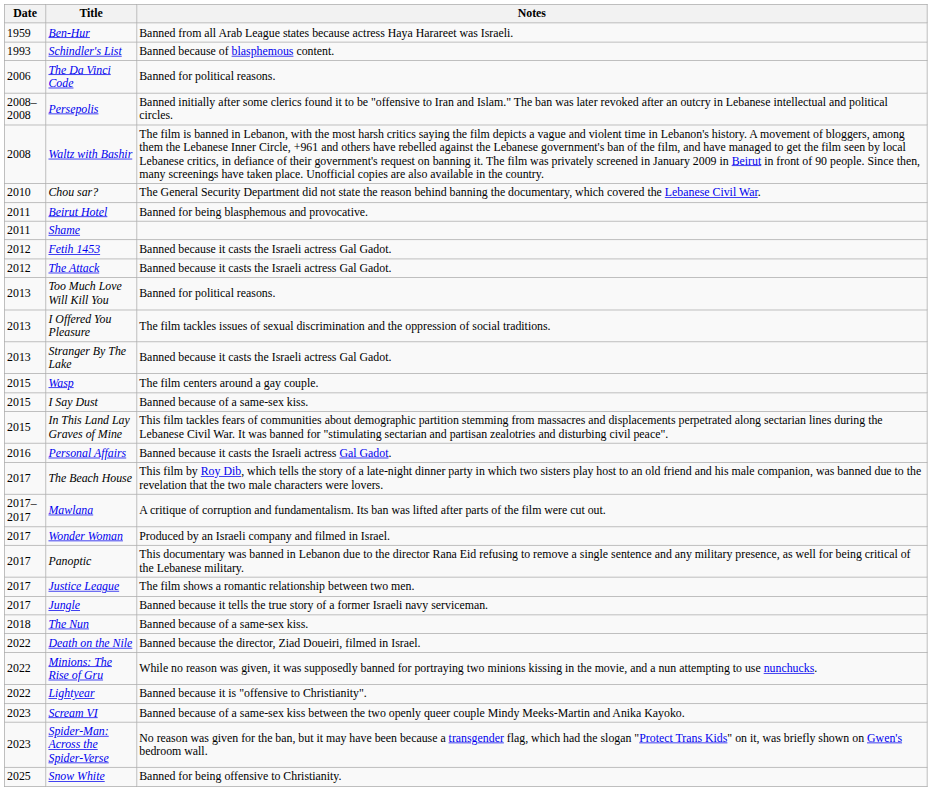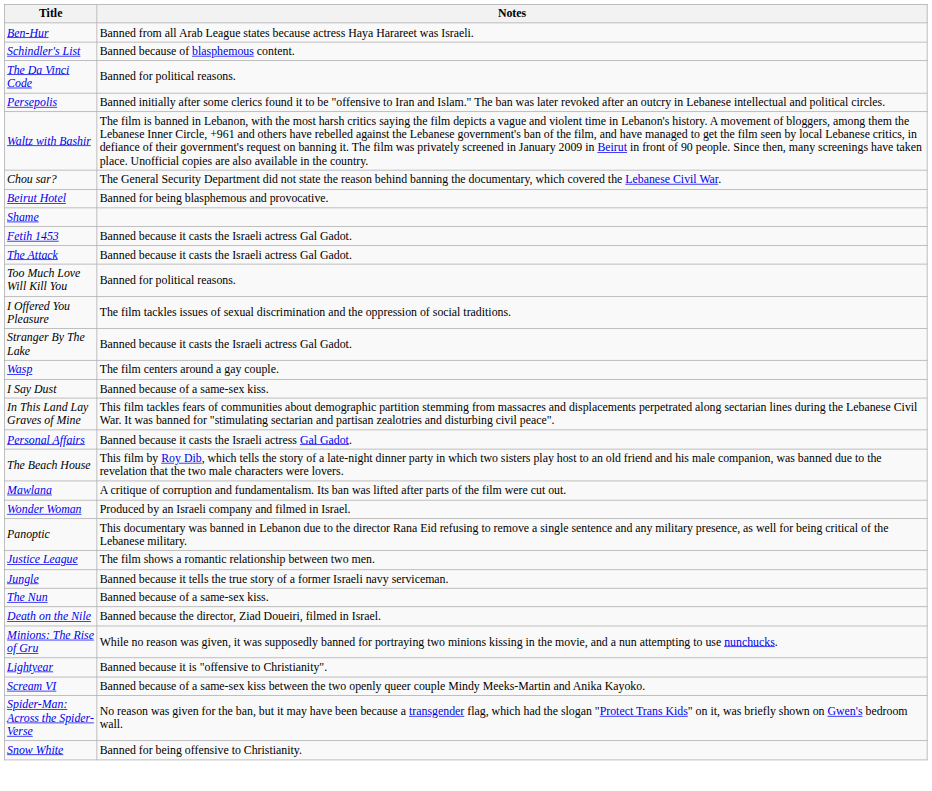- column: (25, 13)
